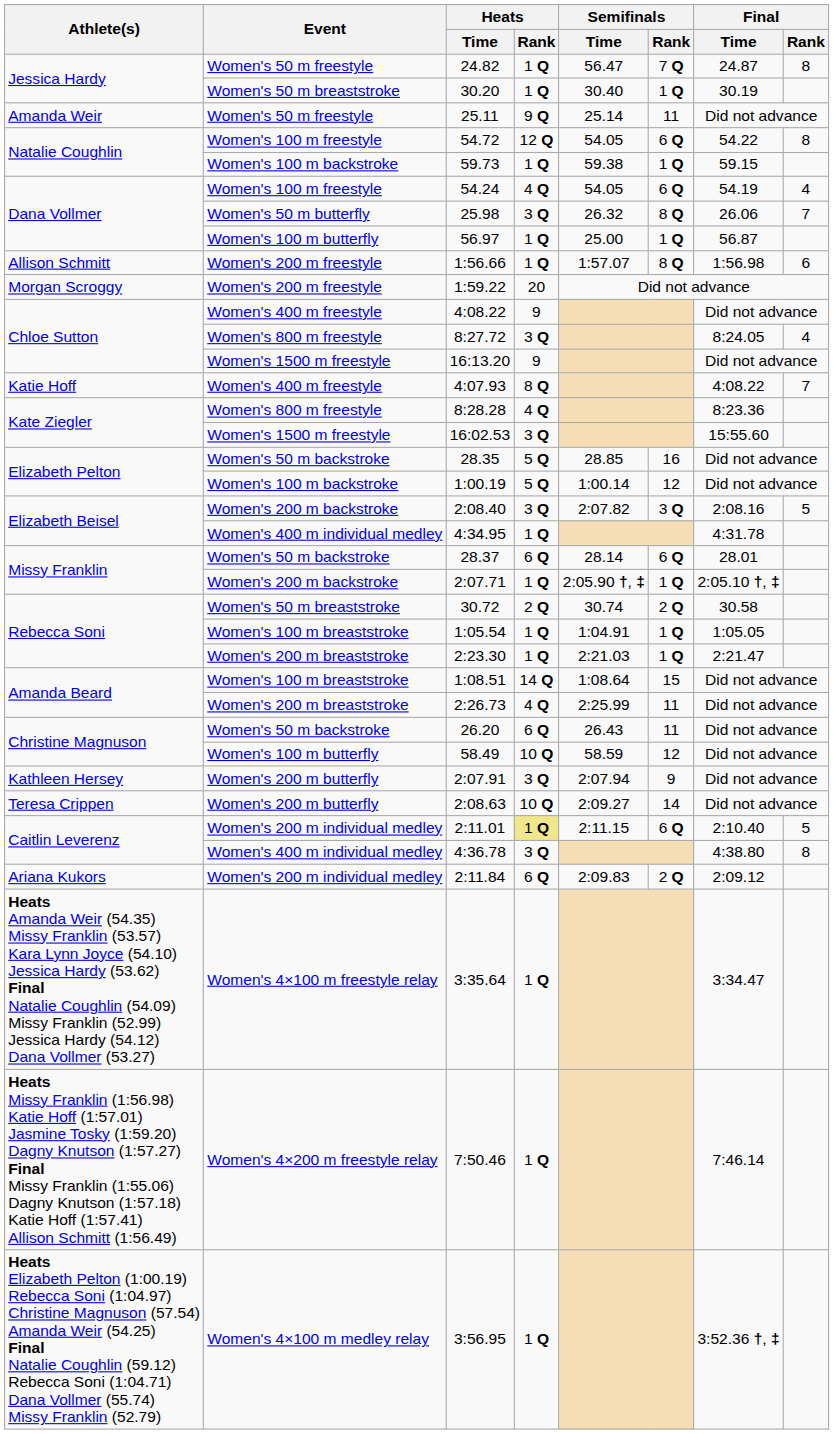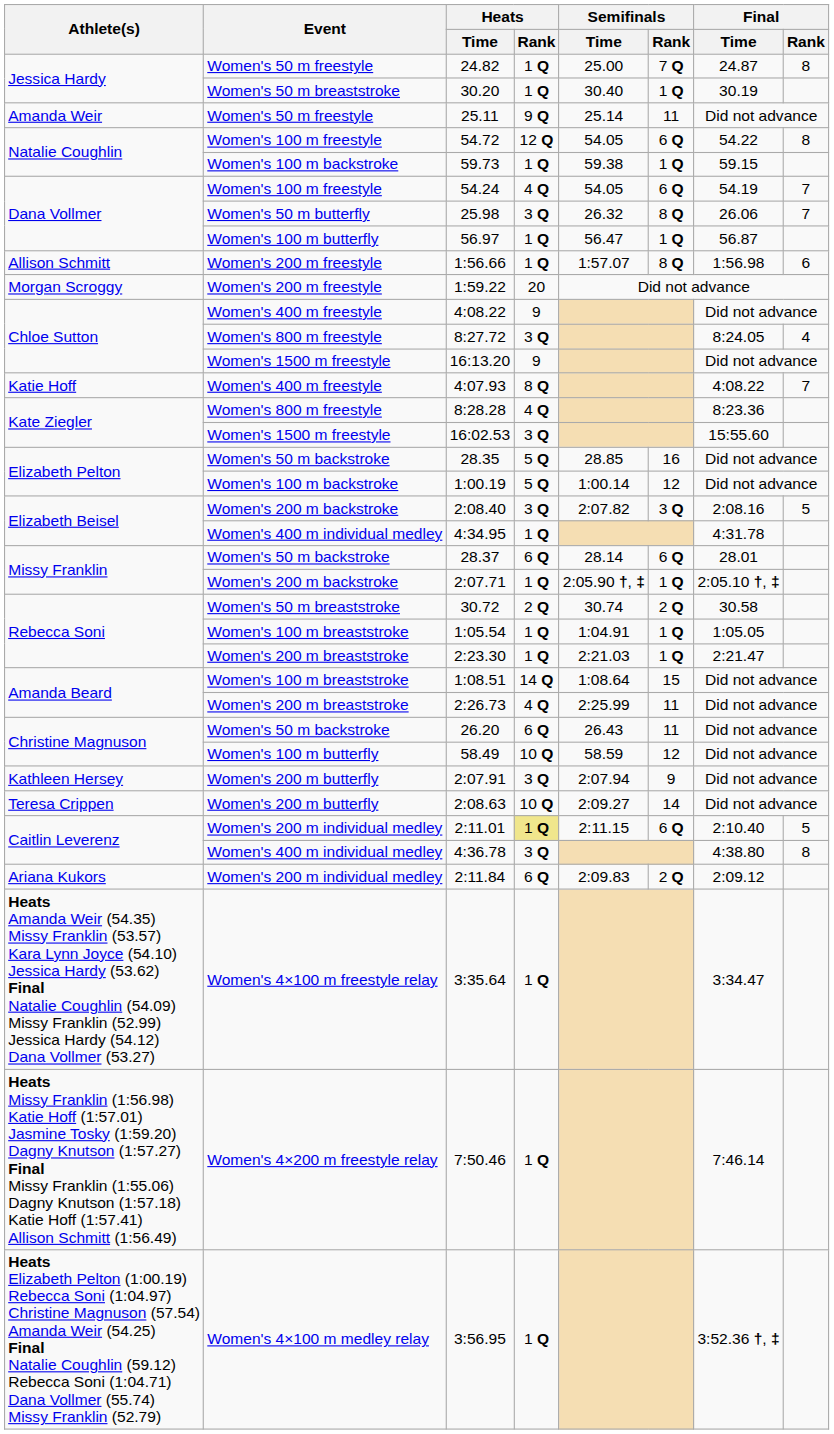(604, 66) 56.47 -> (604, 66) 25.00
(806, 189) 4 -> (806, 189) 7
(604, 238) 25.00 -> (604, 238) 56.47
